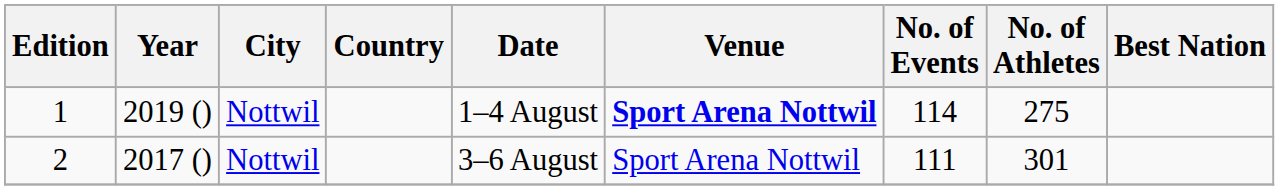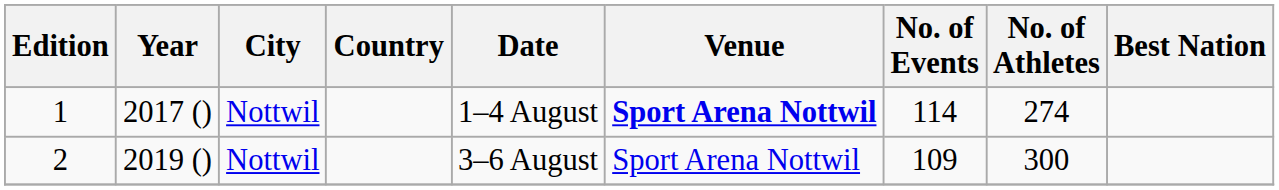(167, 111) 2019 () -> (167, 111) 2017 ()
(1046, 111) 275 -> (1046, 111) 274
(167, 160) 2017 () -> (167, 160) 2019 ()
(935, 160) 111 -> (935, 160) 109
(1046, 160) 301 -> (1046, 160) 300
